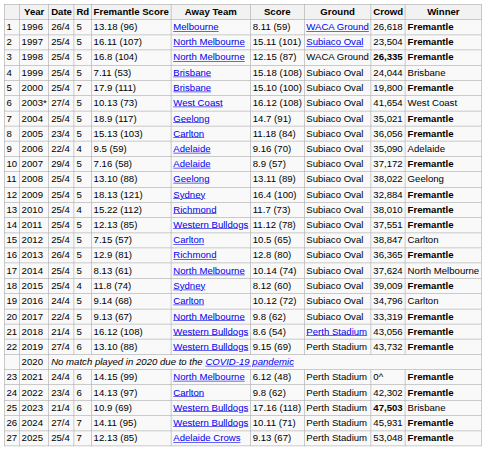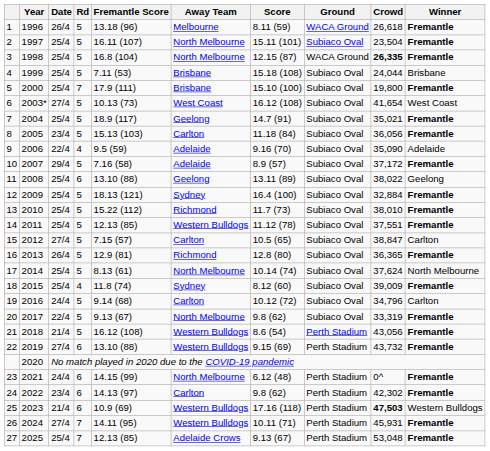(79, 179) 5 -> (79, 179) 6
(79, 210) 4 -> (79, 210) 5
(60, 240) 25/4 -> (60, 240) 27/4
(427, 407) Brisbane -> (445, 407) Western Bulldogs
